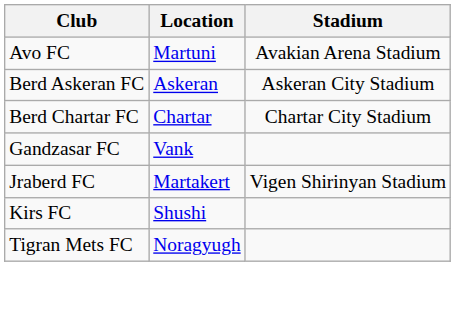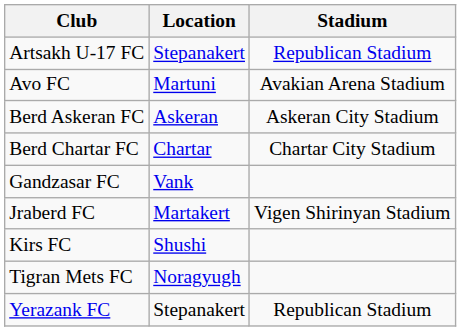+ row: (77, 52)
+ row: (60, 309)
